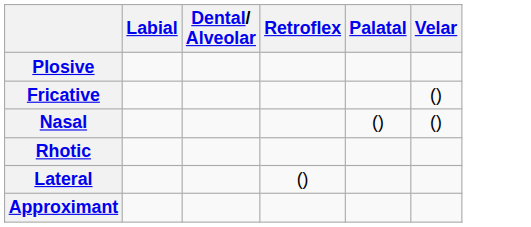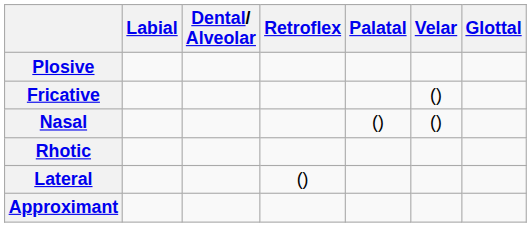+ column: (494, 28)
